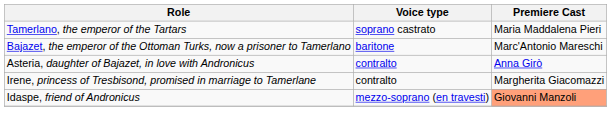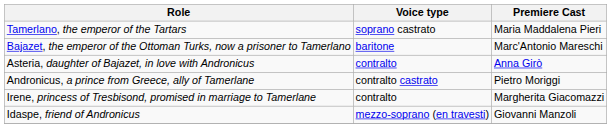+ row: (131, 81)
(535, 98) lightsalmon background -> (535, 115) no background
